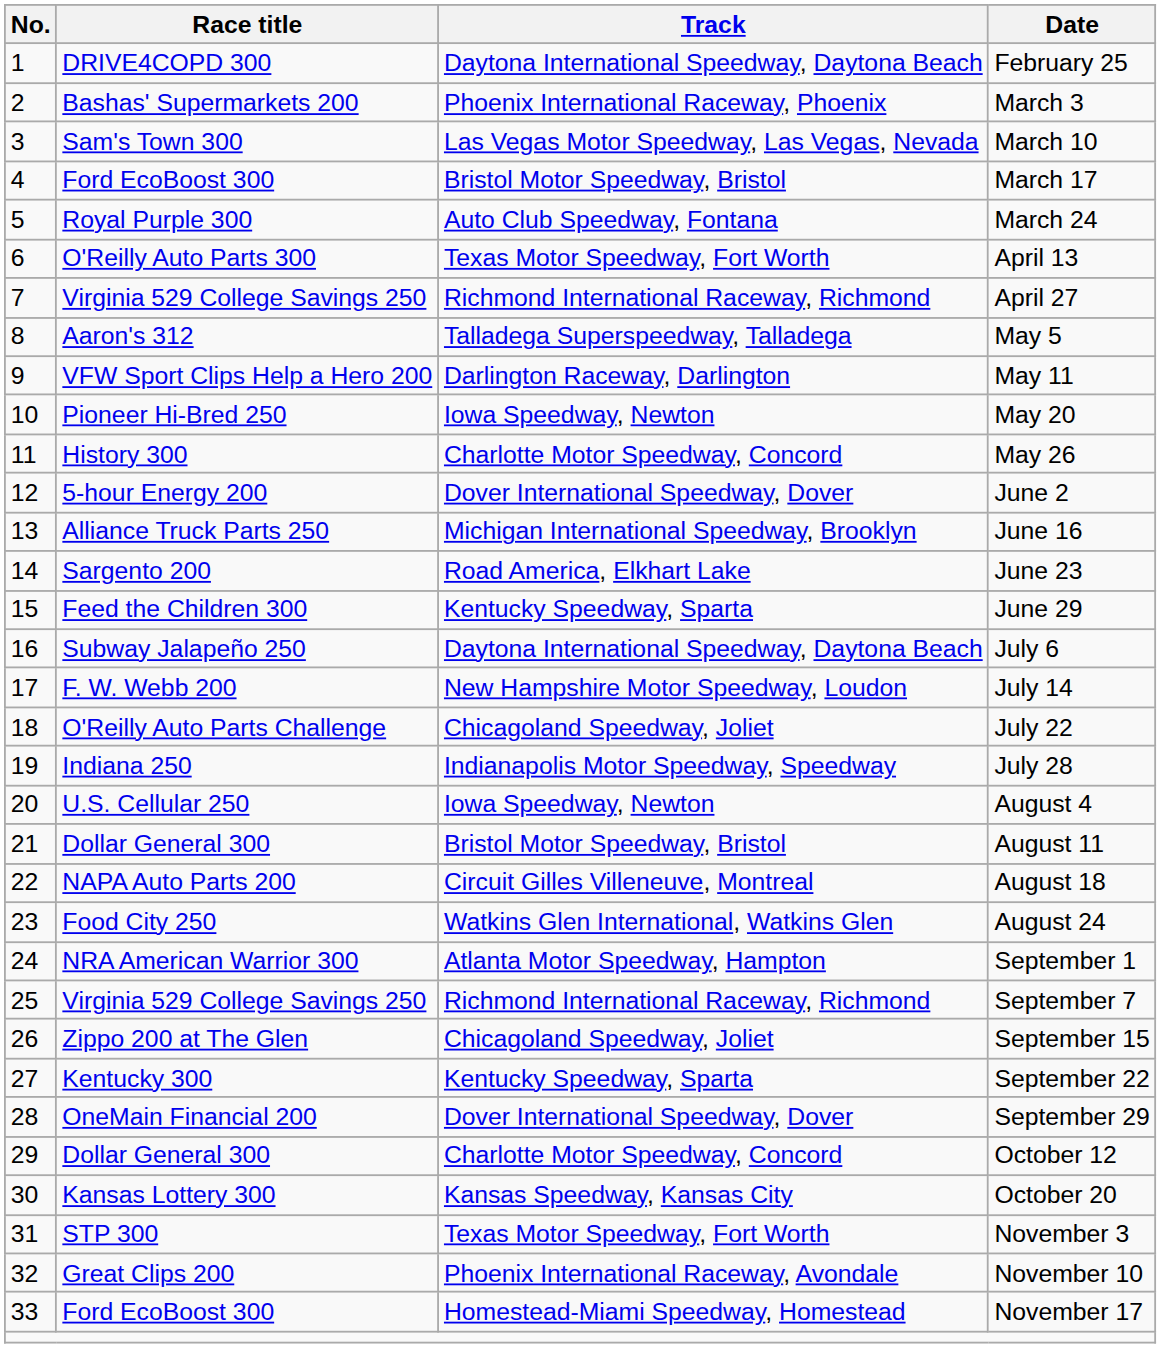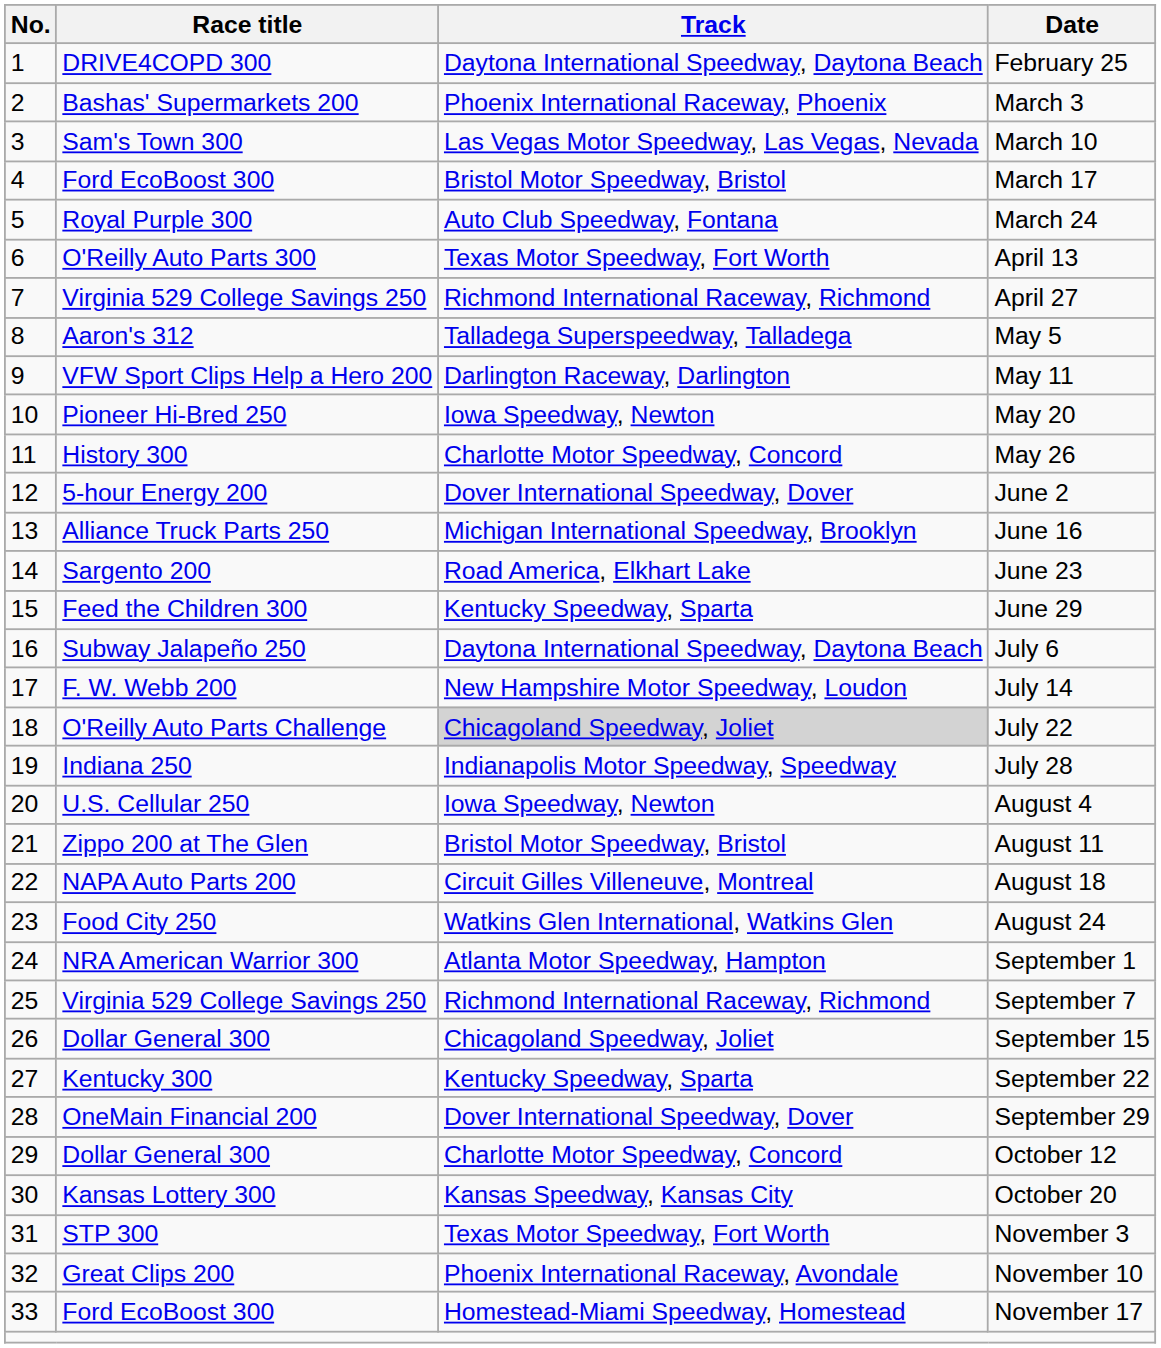(609, 726) no background -> (609, 726) lightgrey background
(166, 843) Dollar General 300 -> (185, 843) Zippo 200 at The Glen
(185, 1038) Zippo 200 at The Glen -> (166, 1038) Dollar General 300
